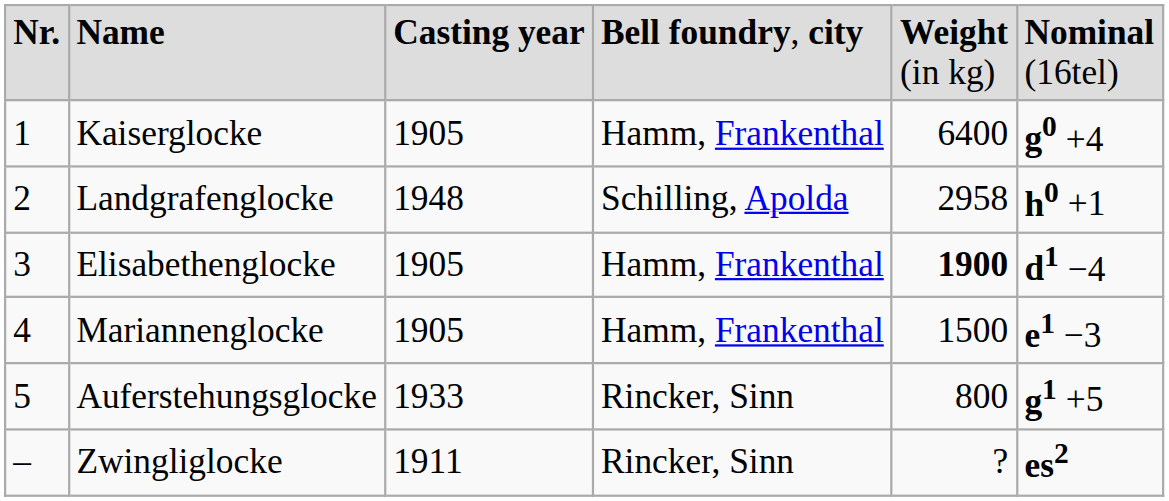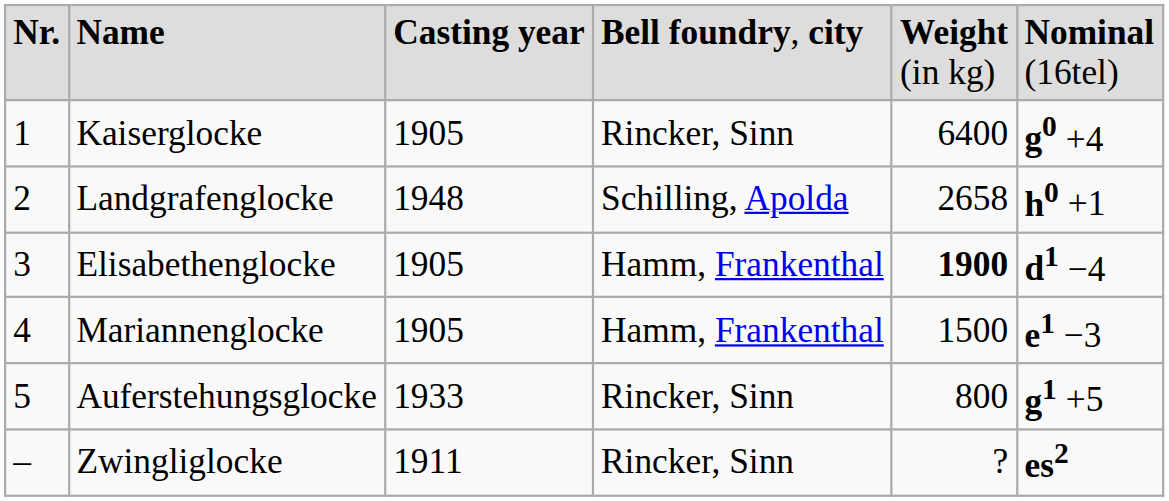(742, 133) Hamm, Frankenthal -> (698, 133) Rincker, Sinn
(973, 198) 2958 -> (973, 198) 2658
